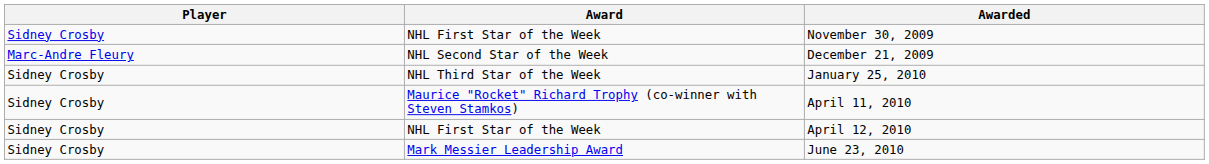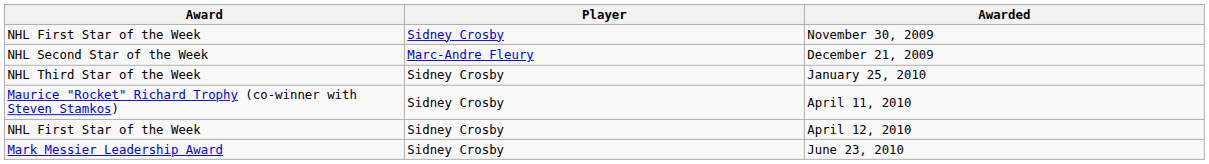columns swapped: (204, 15) <-> (604, 15)
